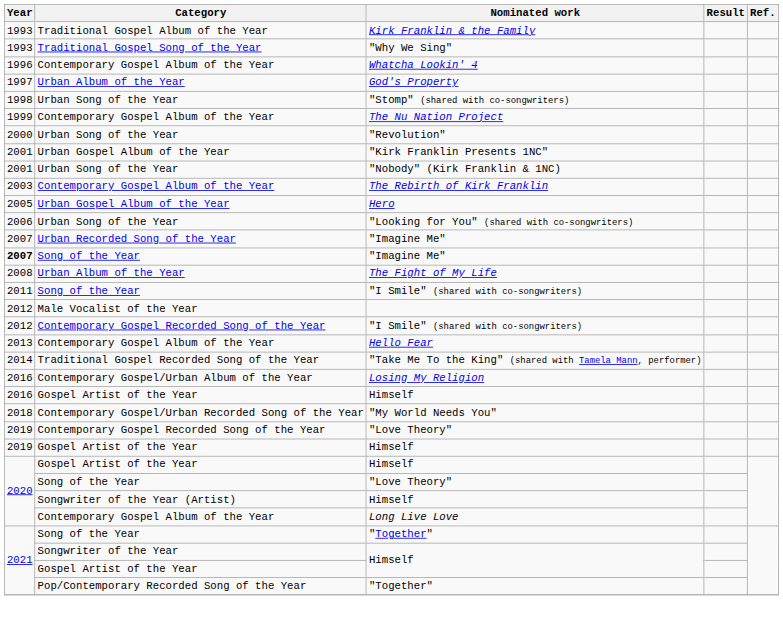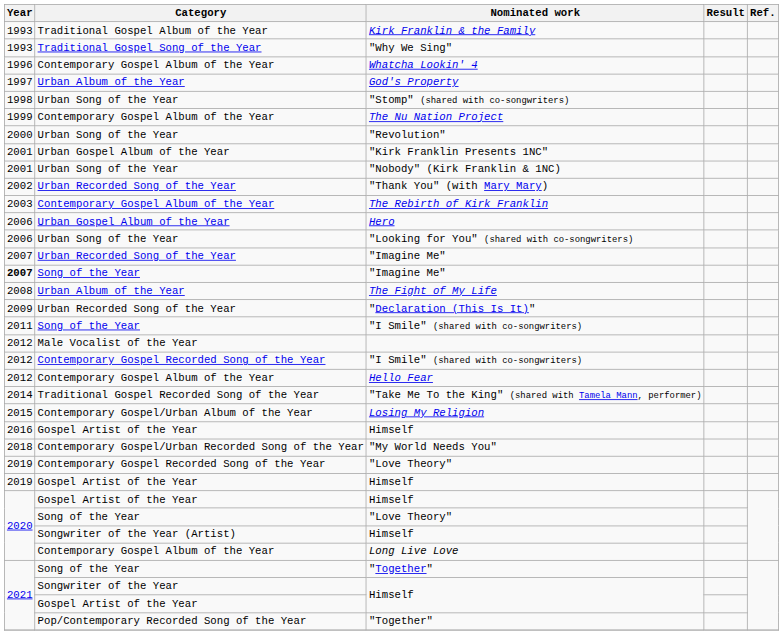+ row: (137, 187)
(20, 204) 2005 -> (20, 222) 2006
+ row: (137, 308)
(20, 343) 2013 -> (20, 378) 2012
(20, 378) 2016 -> (20, 413) 2015
